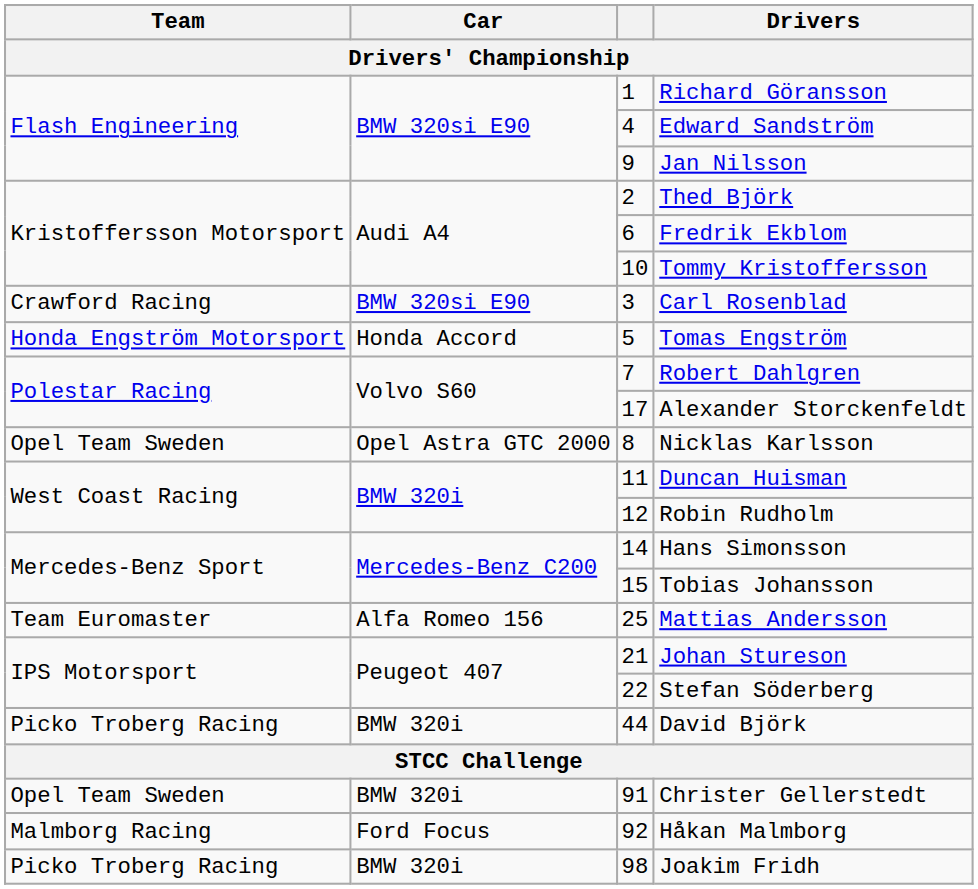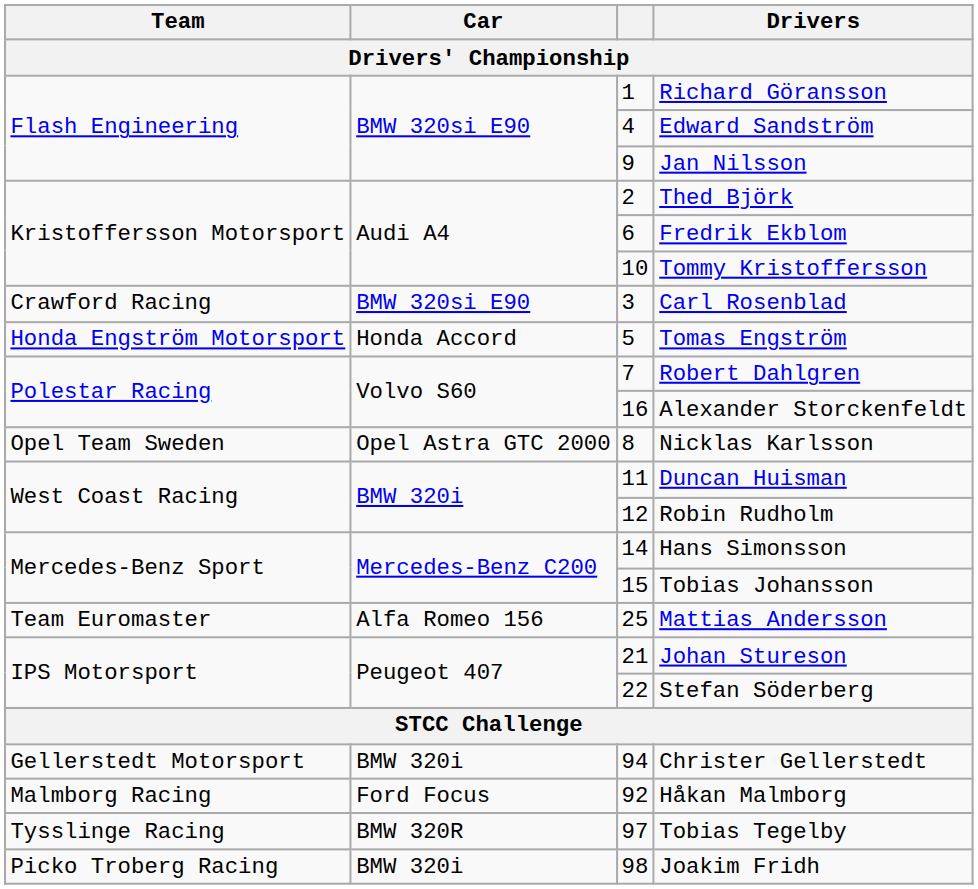(635, 409) 17 -> (635, 409) 16
- row: (733, 726)
(118, 796) Opel Team Sweden -> (158, 761) Gellerstedt Motorsport
(635, 796) 91 -> (635, 761) 94
+ row: (753, 831)
